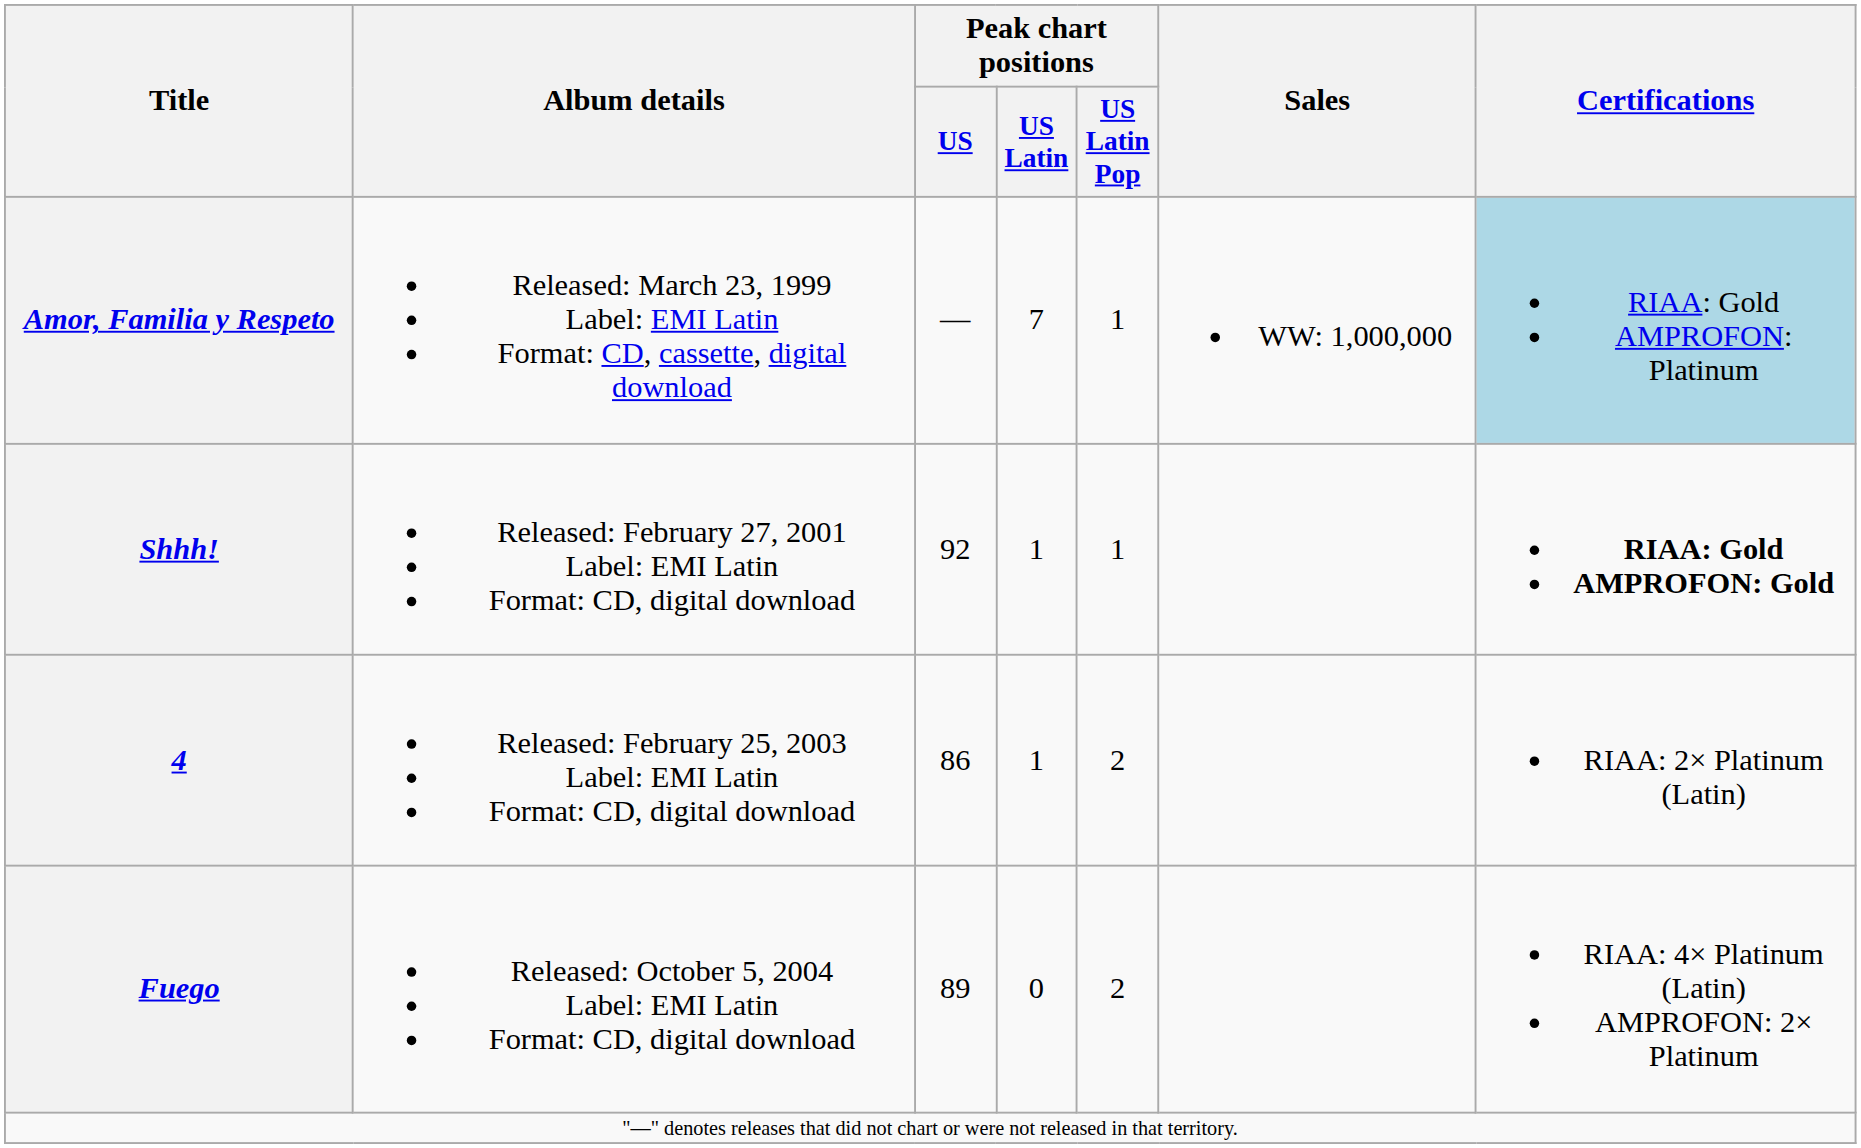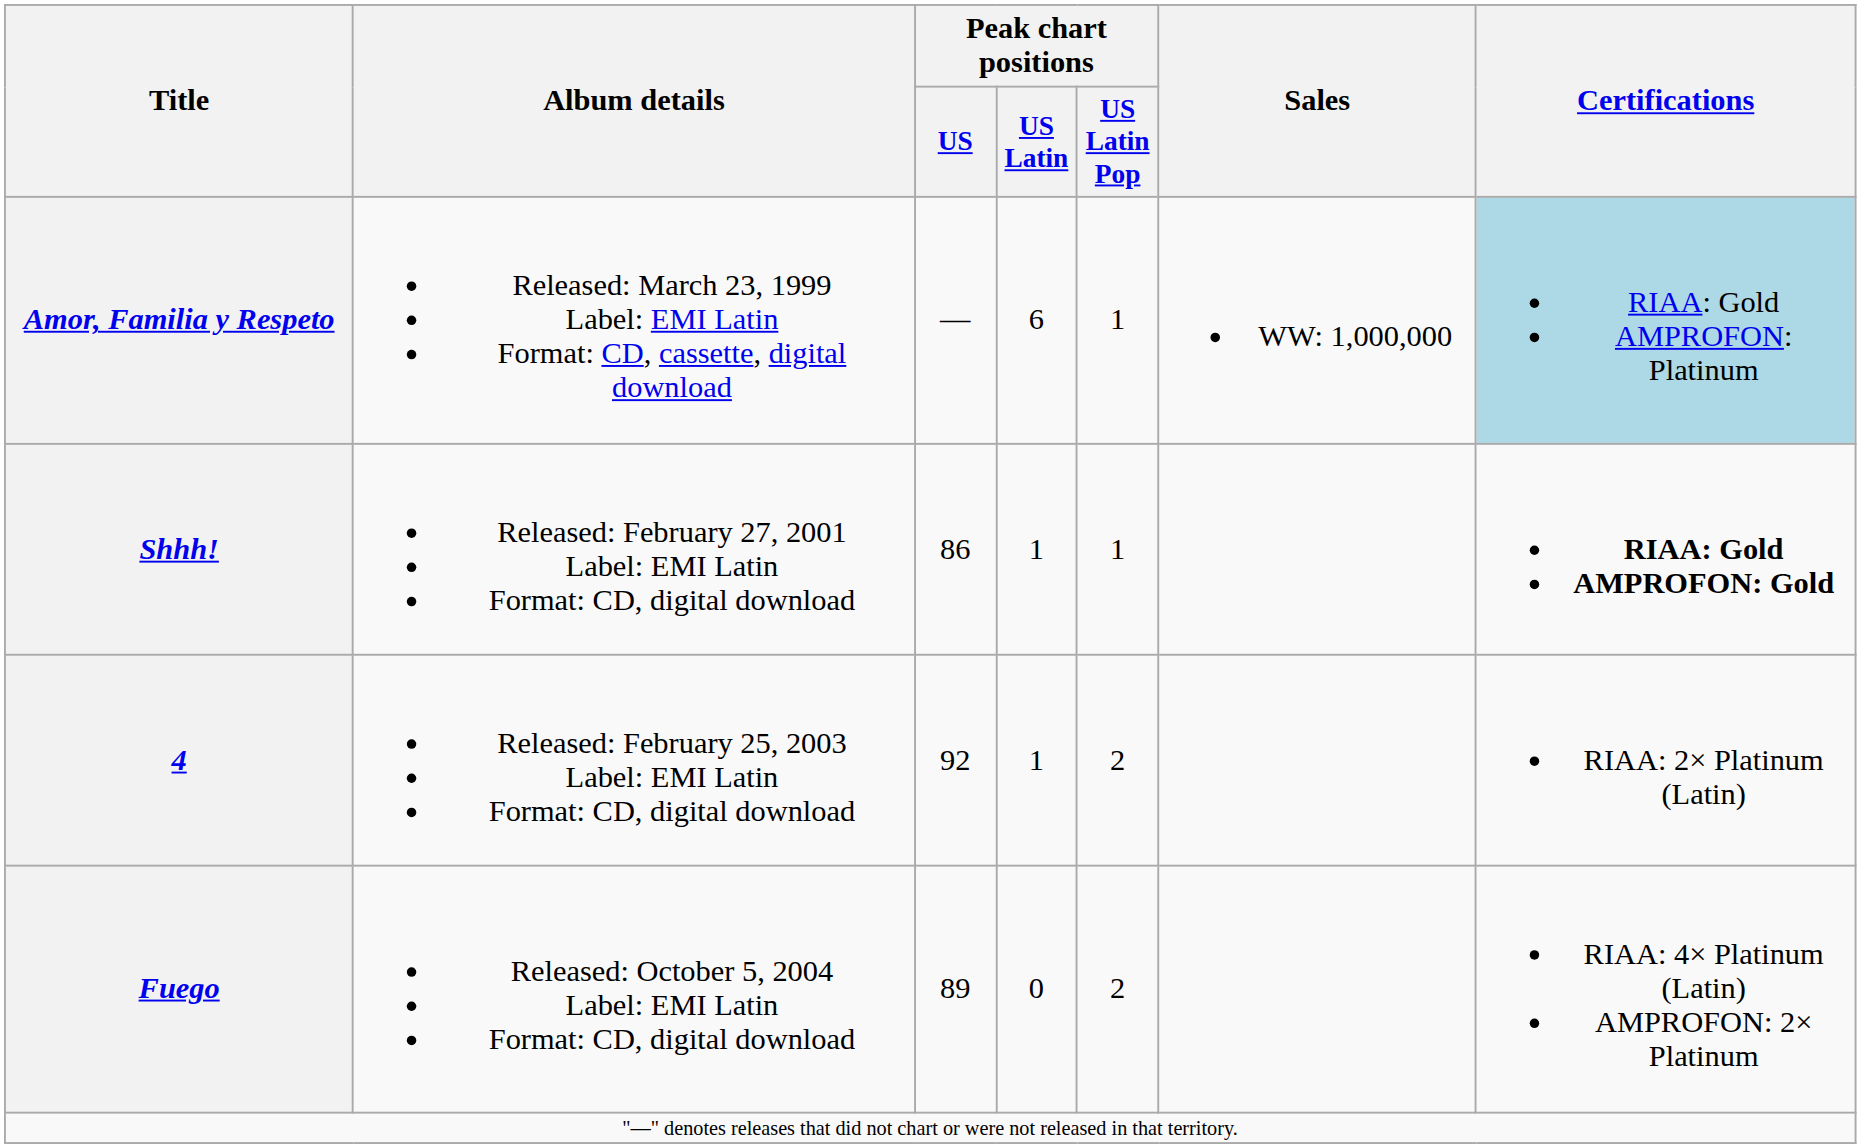(1036, 319) 7 -> (1036, 319) 6
(955, 548) 92 -> (955, 548) 86
(955, 759) 86 -> (955, 759) 92
